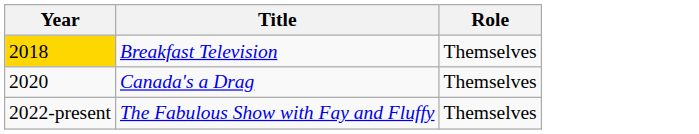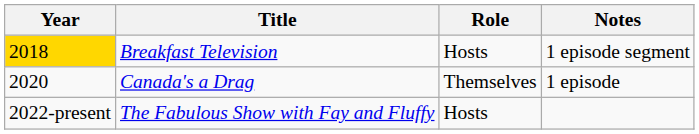+ column: (618, 19)
(490, 50) Themselves -> (466, 50) Hosts
(490, 112) Themselves -> (466, 112) Hosts
